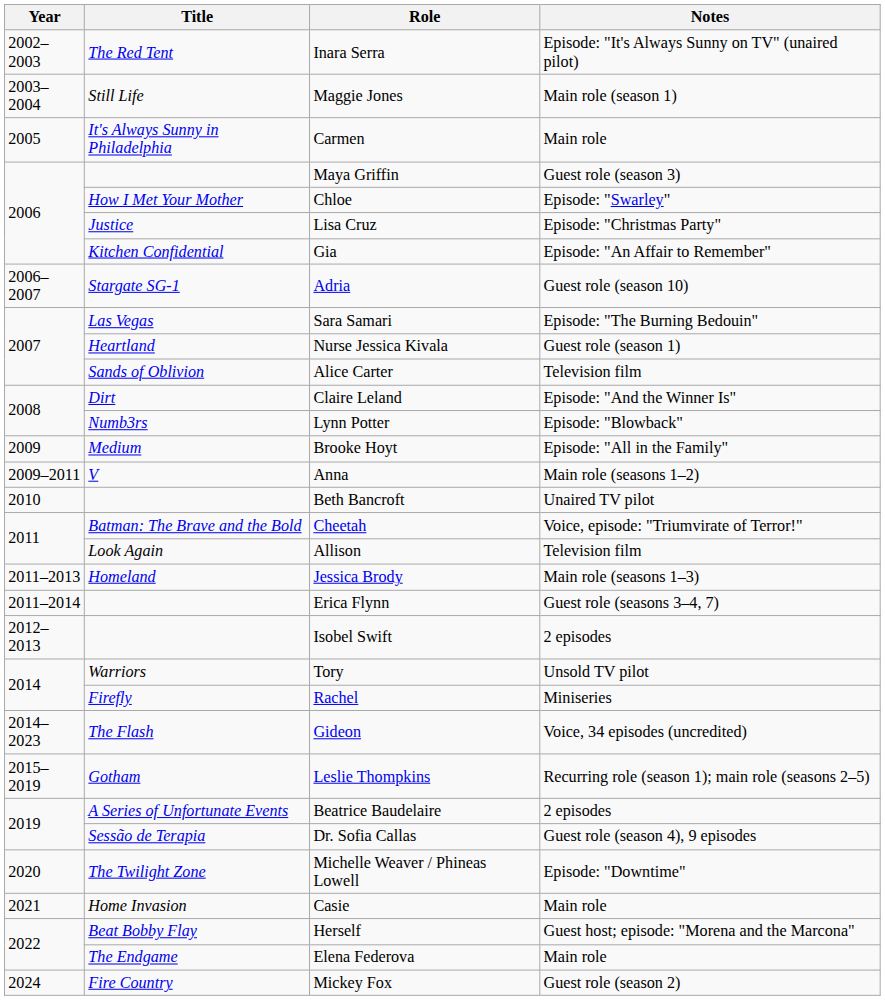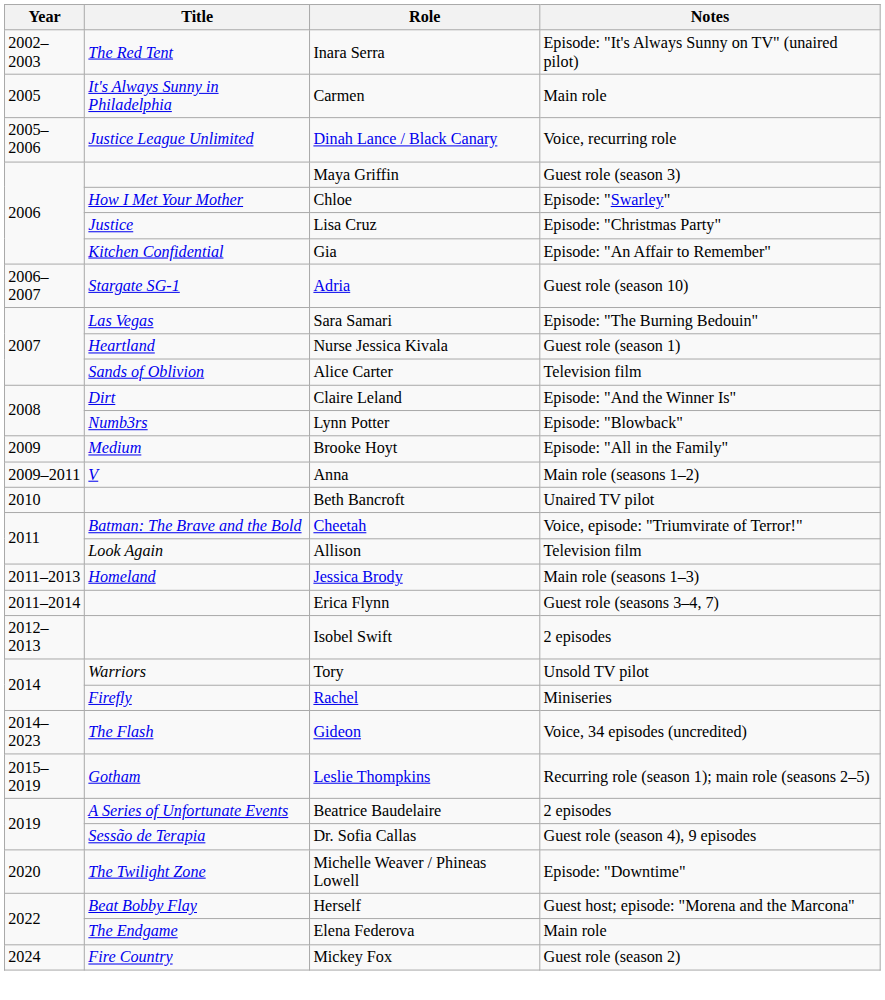- row: (358, 95)
+ row: (405, 139)
- row: (331, 905)
